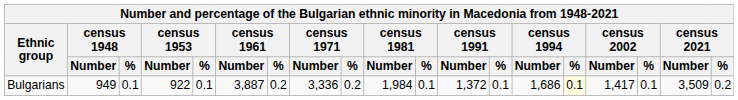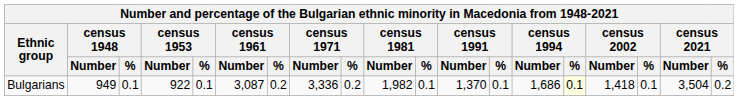(249, 85) 3,887 -> (249, 85) 3,087
(397, 85) 1,984 -> (397, 85) 1,982
(471, 85) 1,372 -> (471, 85) 1,370
(619, 85) 1,417 -> (619, 85) 1,418
(693, 85) 3,509 -> (693, 85) 3,504
